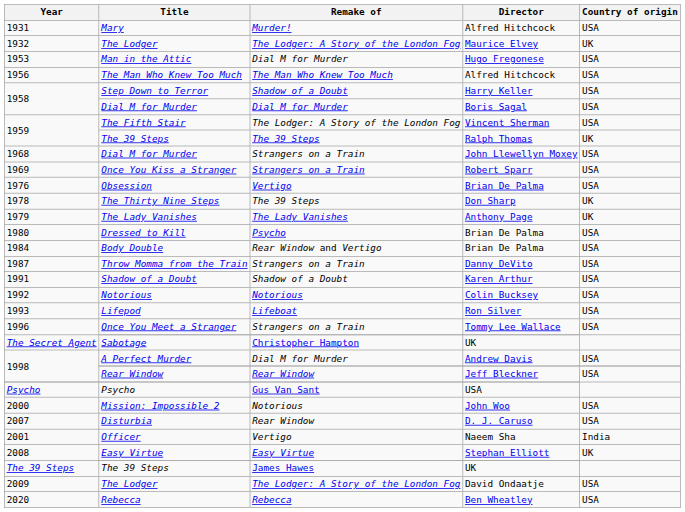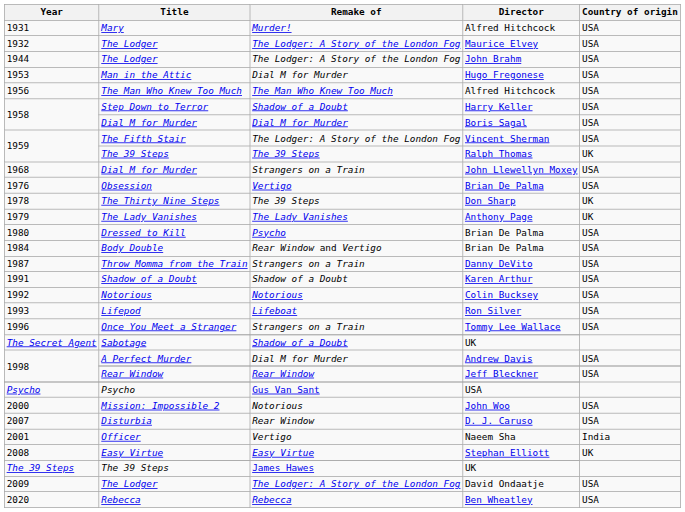(588, 43) UK -> (591, 43) USA
+ row: (18, 59)
- row: (18, 169)
(306, 342) Christopher Hampton -> (300, 342) Shadow of a Doubt
